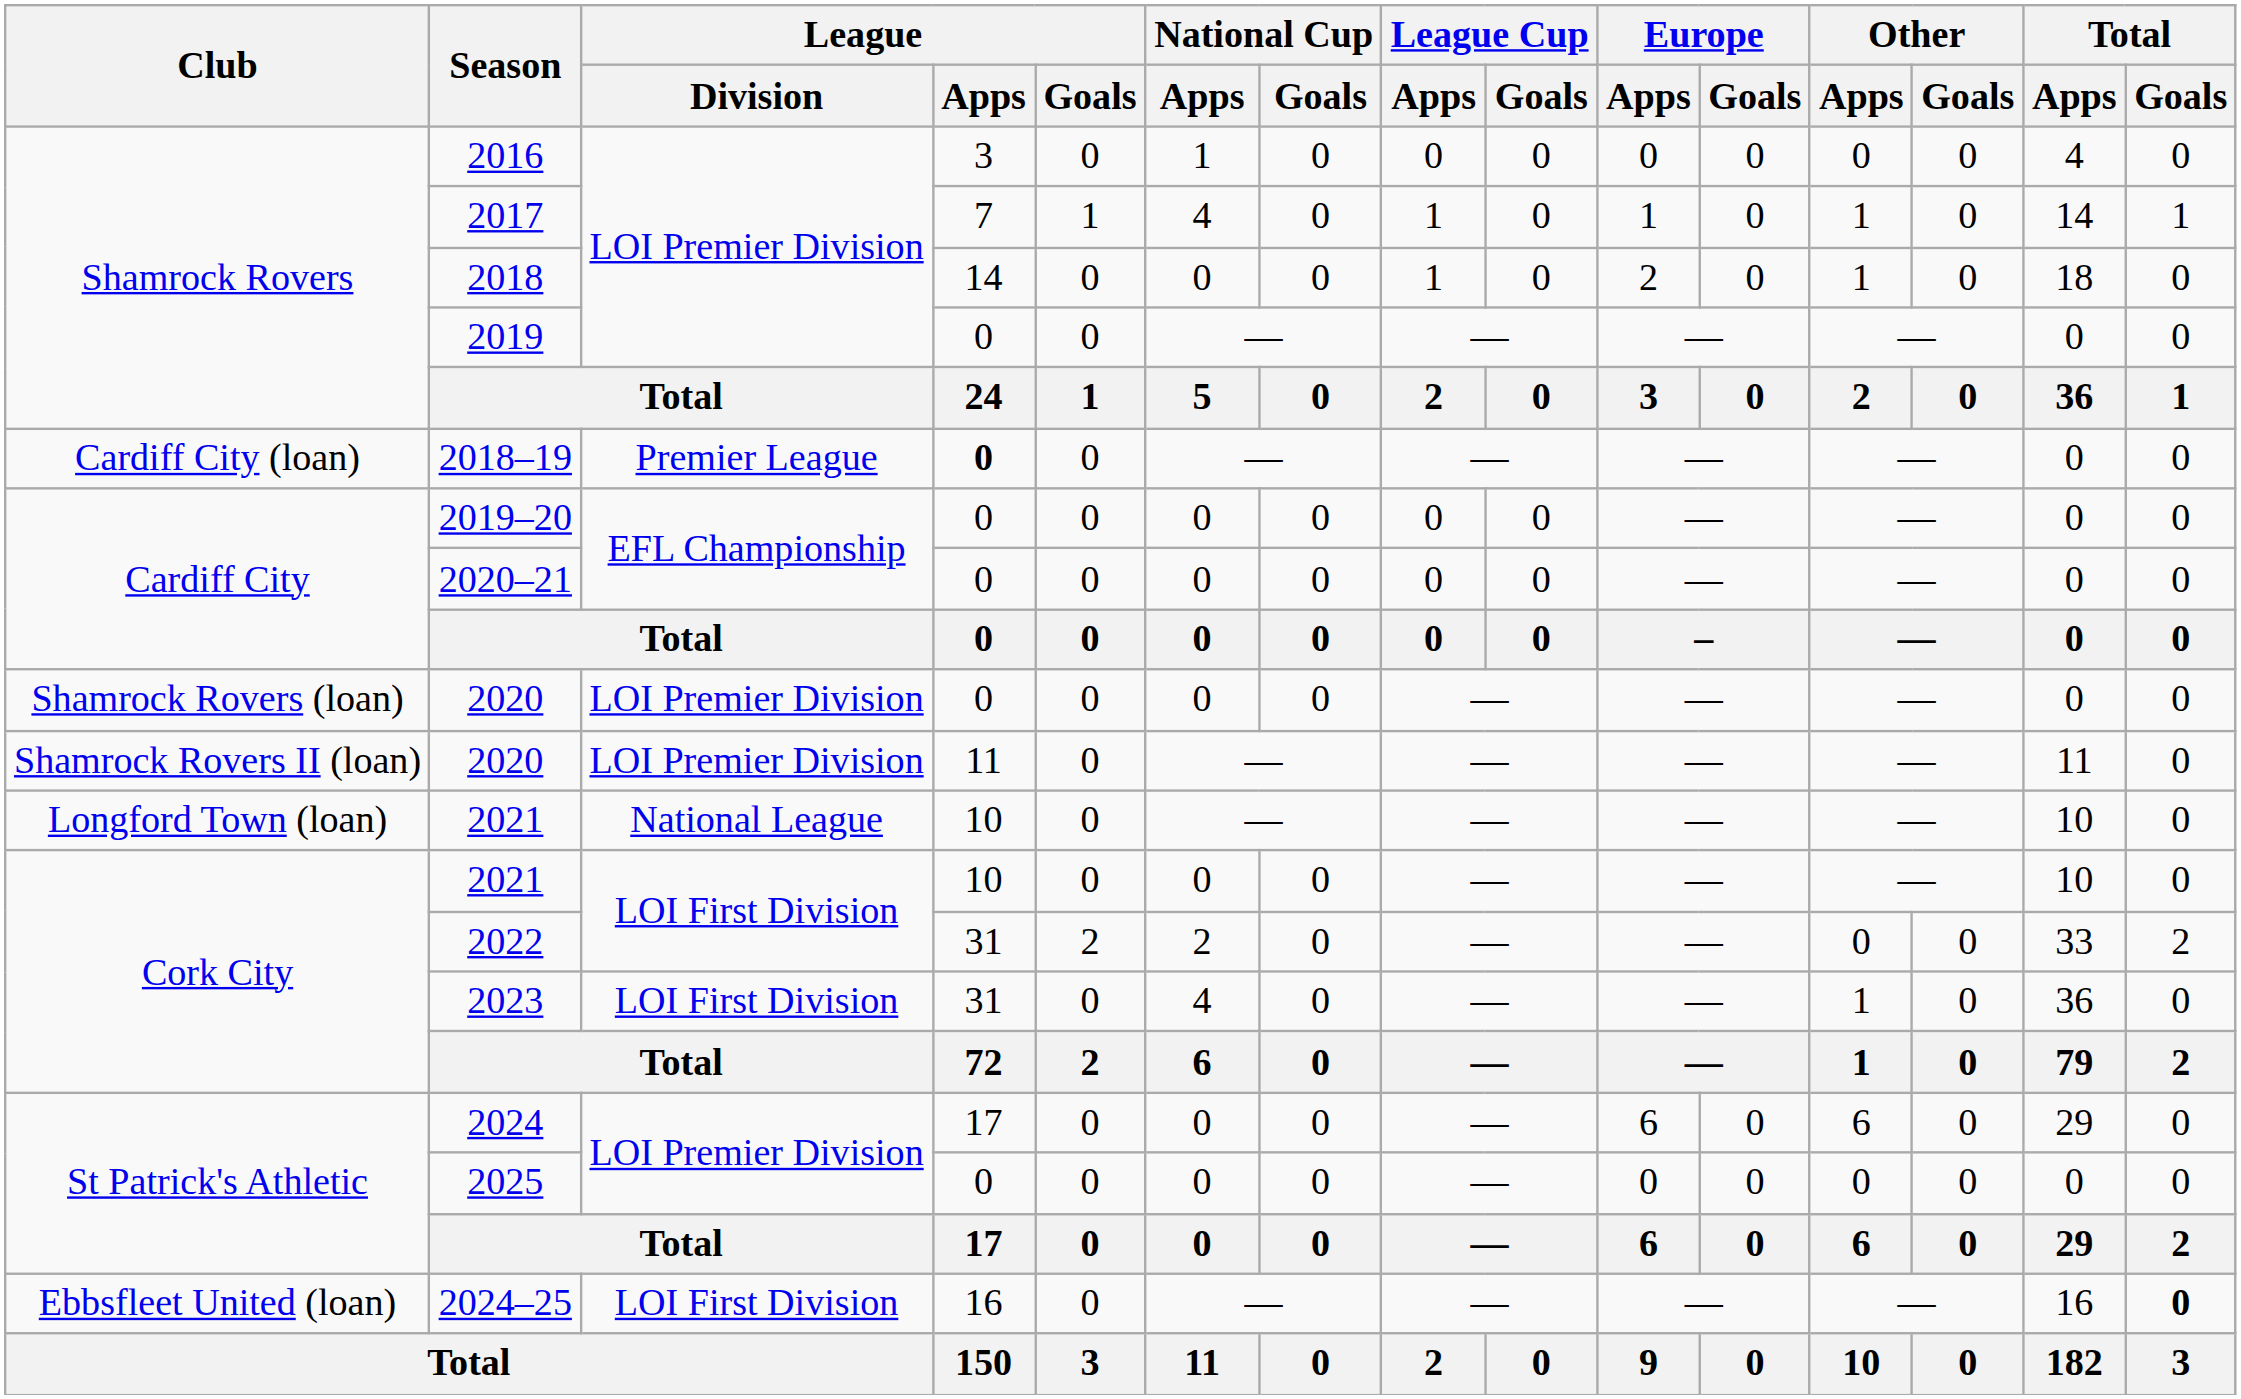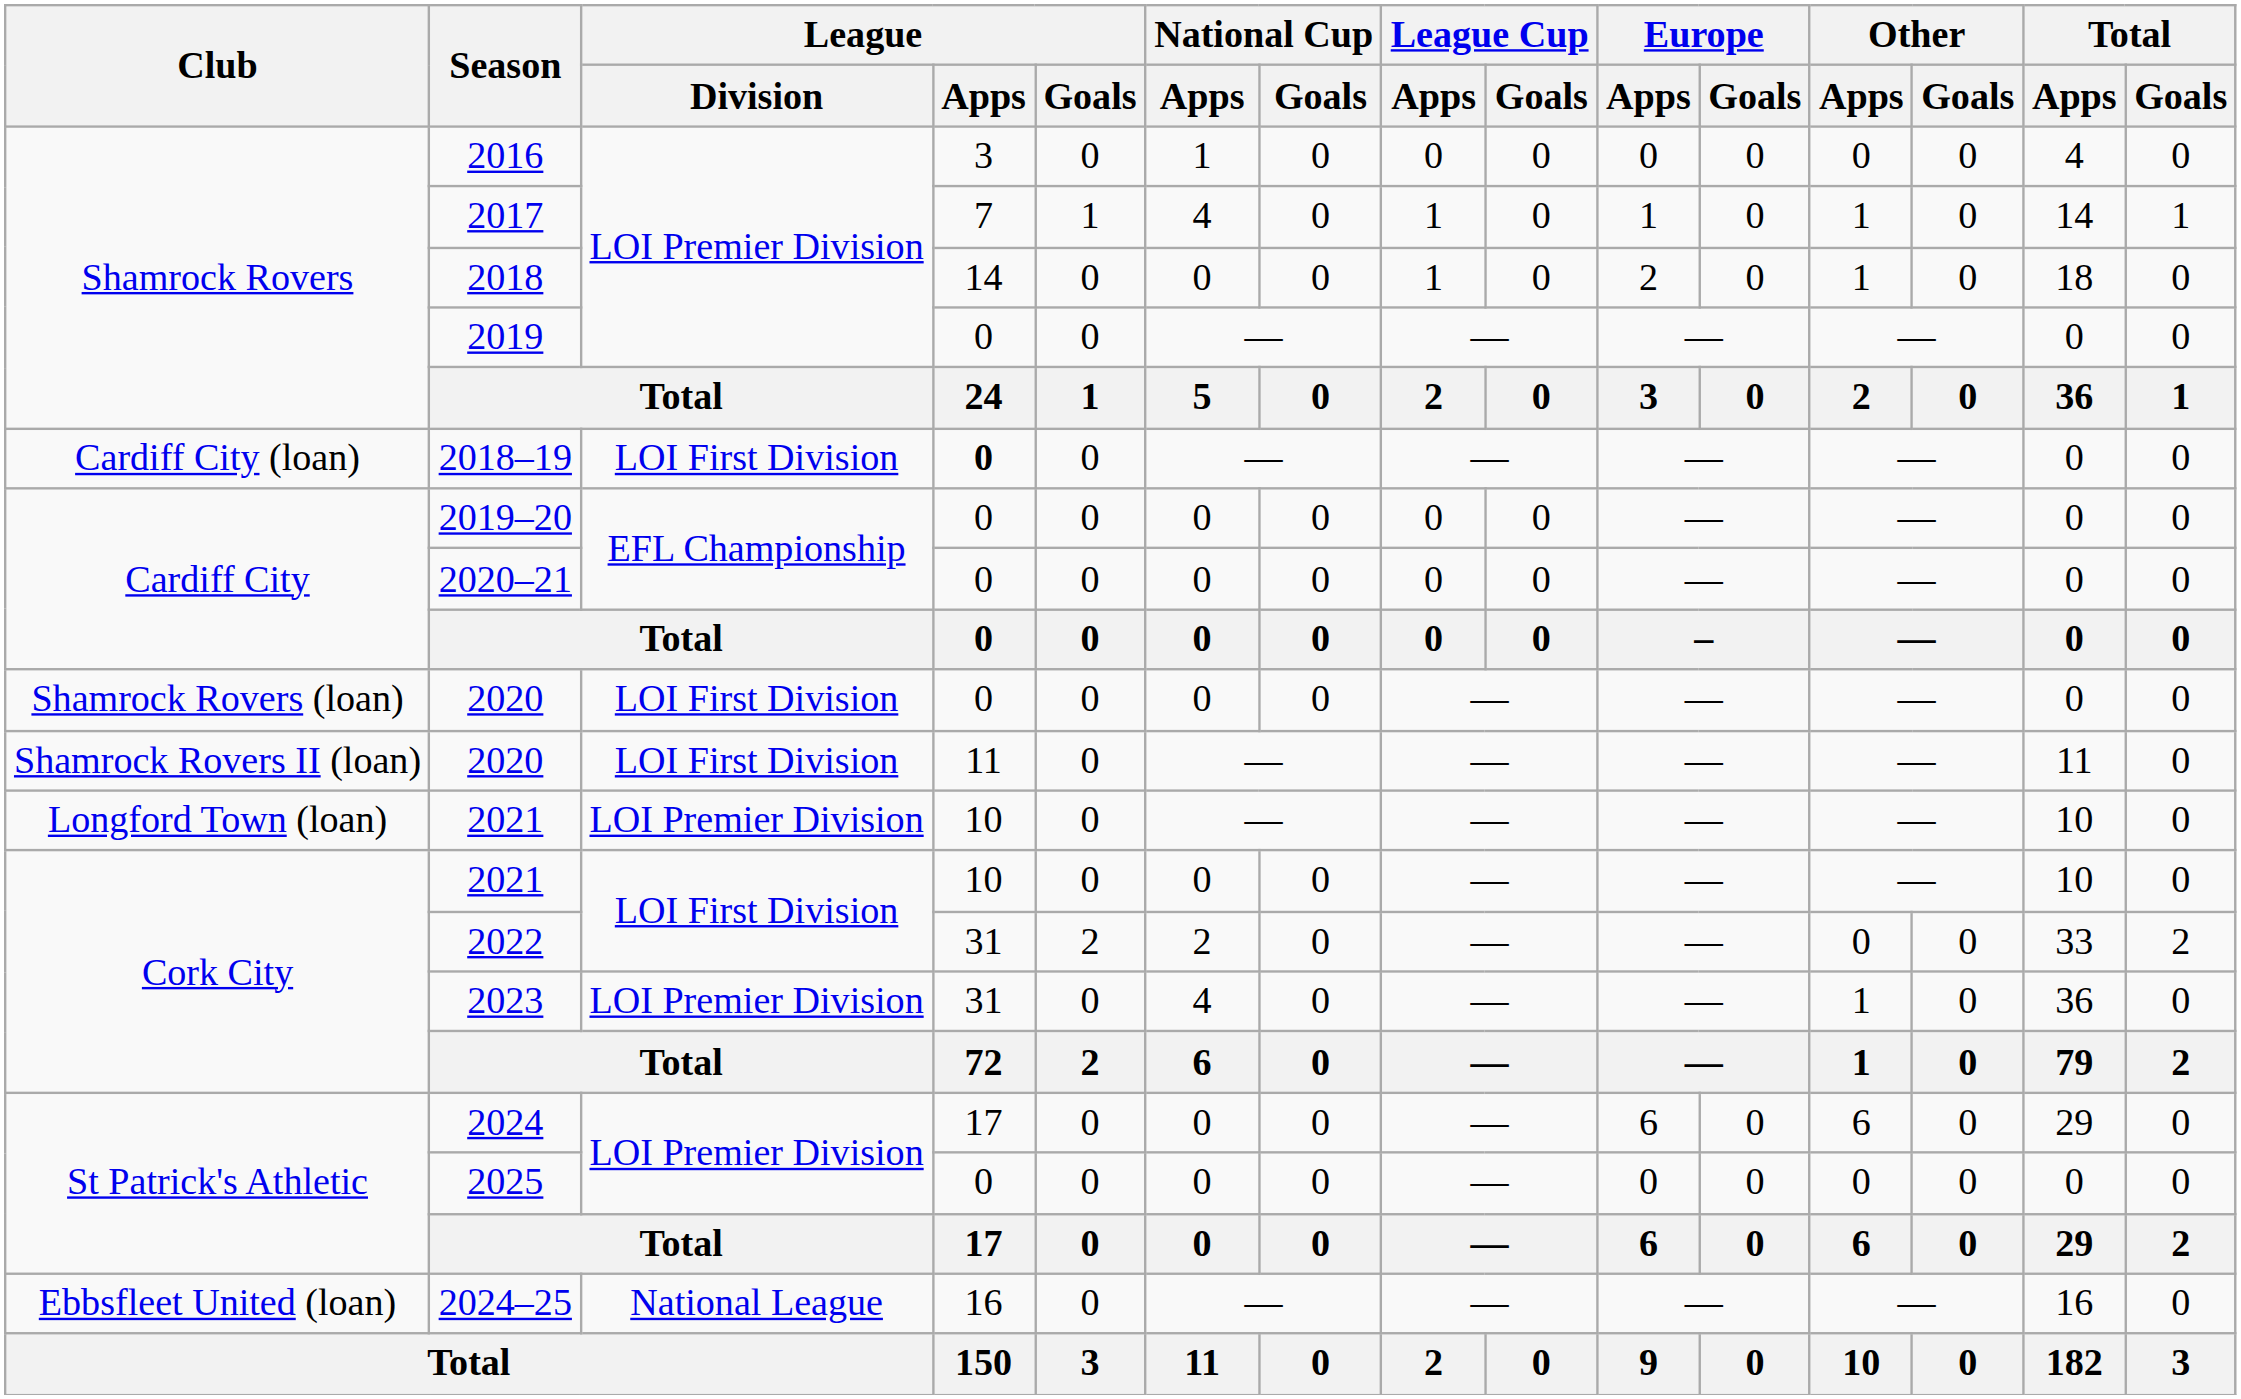(757, 457) Premier League -> (757, 457) LOI First Division
(757, 699) LOI Premier Division -> (757, 699) LOI First Division
(757, 759) LOI Premier Division -> (757, 759) LOI First Division
(757, 819) National League -> (757, 819) LOI Premier Division
(757, 1000) LOI First Division -> (757, 1000) LOI Premier Division
(757, 1302) LOI First Division -> (757, 1302) National League
(2181, 1302) bold -> (2181, 1302) normal
